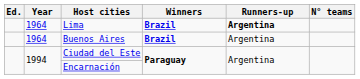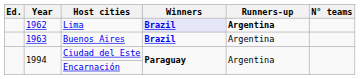(36, 25) 1964 -> (36, 25) 1962
(160, 25) no background -> (160, 25) lavender background
(36, 39) 1964 -> (36, 39) 1963
